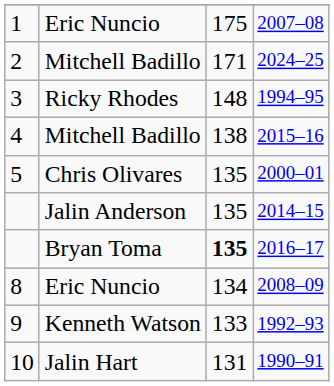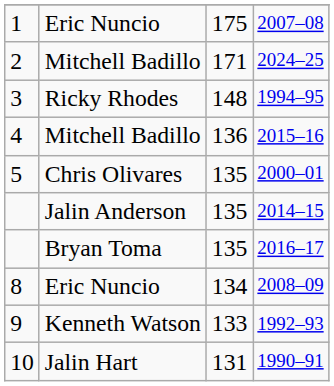(230, 135) 138 -> (230, 135) 136
(230, 248) bold -> (230, 248) normal
